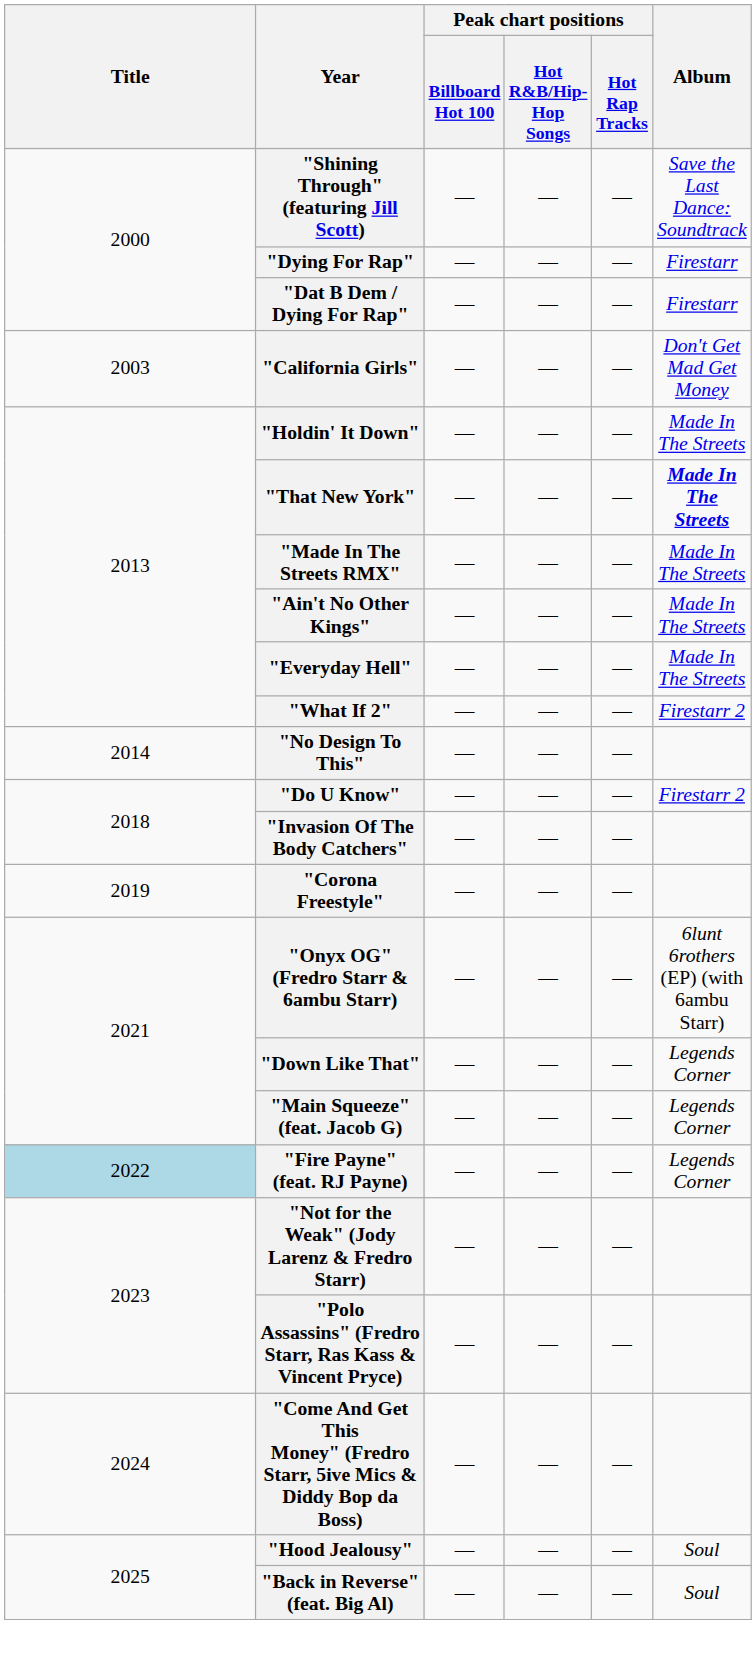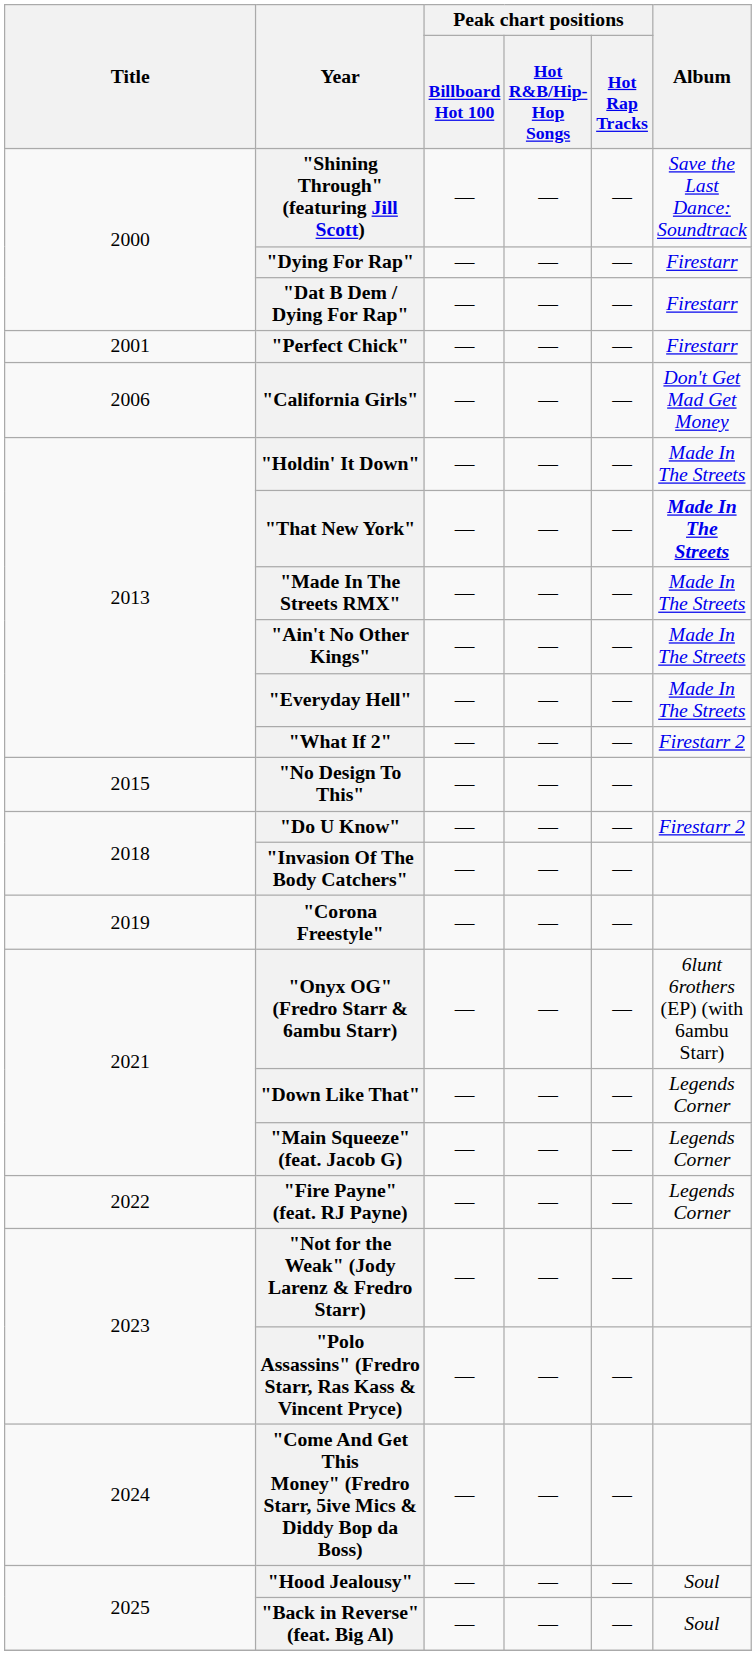+ row: (340, 346)
(130, 368) 2003 -> (130, 399) 2006
(130, 753) 2014 -> (130, 784) 2015
(130, 1170) lightblue background -> (130, 1201) no background
